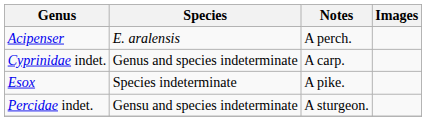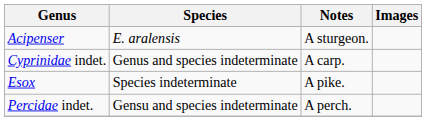(328, 37) A perch. -> (336, 37) A sturgeon.
(336, 104) A sturgeon. -> (328, 104) A perch.
